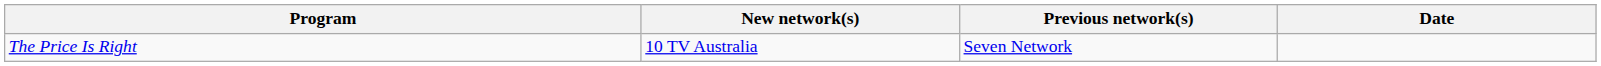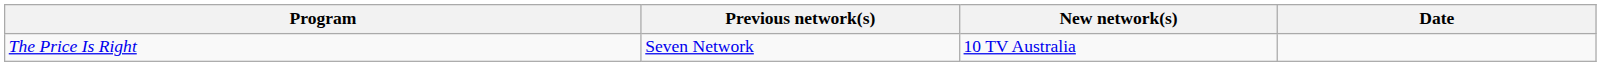columns swapped: (800, 18) <-> (1119, 18)
